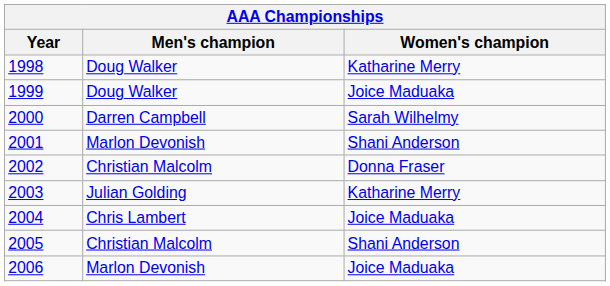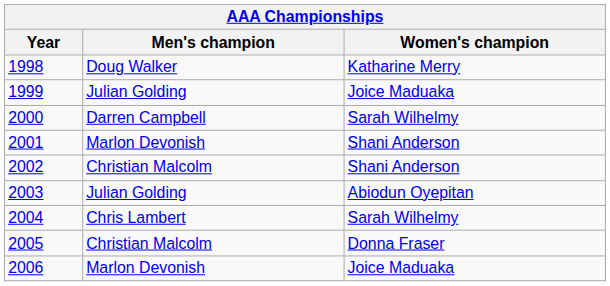(132, 92) Doug Walker -> (136, 92) Julian Golding
(396, 167) Donna Fraser -> (404, 167) Shani Anderson
(404, 192) Katharine Merry -> (411, 192) Abiodun Oyepitan
(401, 218) Joice Maduaka -> (403, 218) Sarah Wilhelmy
(404, 243) Shani Anderson -> (396, 243) Donna Fraser
